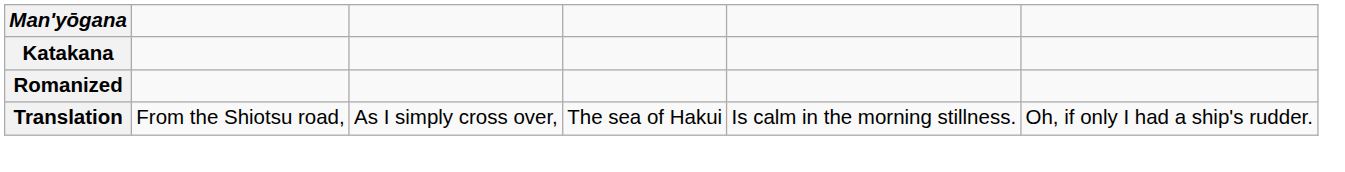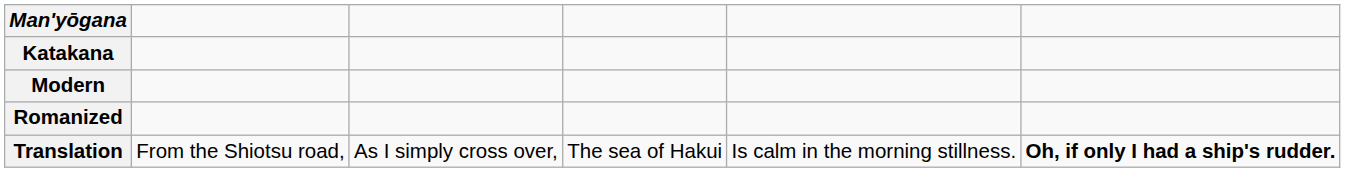+ row: (68, 85)
(1169, 118) normal -> (1180, 150) bold
